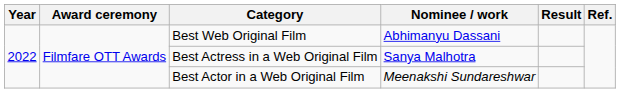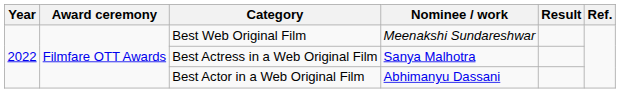(442, 35) Abhimanyu Dassani -> (459, 35) Meenakshi Sundareshwar
(459, 77) Meenakshi Sundareshwar -> (442, 77) Abhimanyu Dassani
